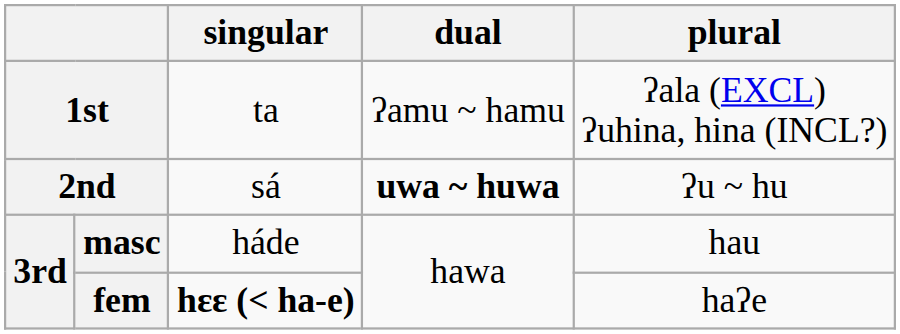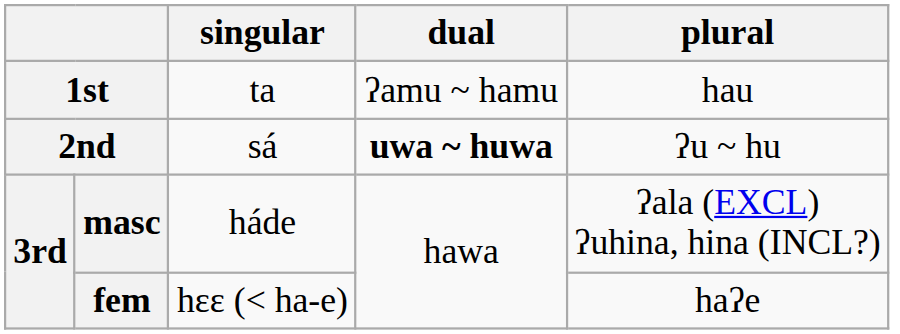(734, 109) ʔala (EXCL) ʔuhina, hina (INCL?) -> (728, 89) hau
(734, 242) hau -> (728, 222) ʔala (EXCL) ʔuhina, hina (INCL?)
(266, 299) bold -> (263, 299) normal
